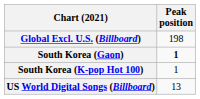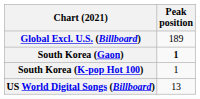(176, 39) 198 -> (176, 39) 189
